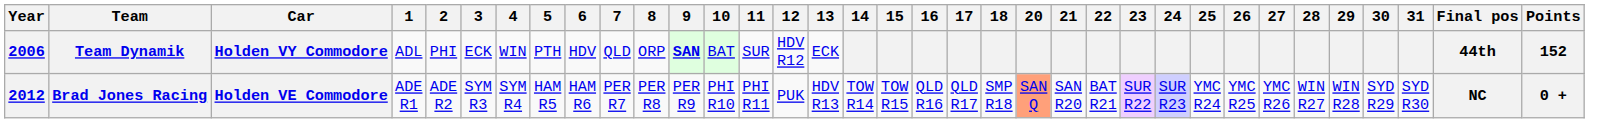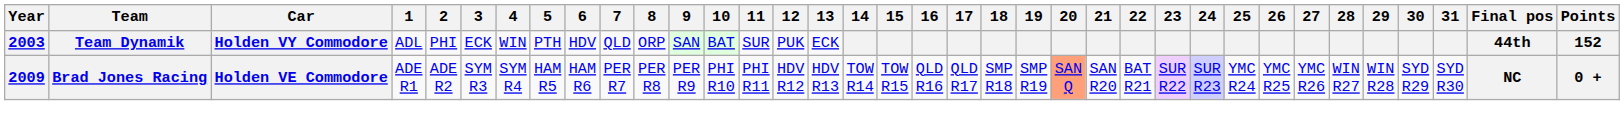+ column: (1034, 17)
(27, 52) 2006 -> (27, 43) 2003
(687, 52) bold -> (687, 43) normal
(791, 52) HDV R12 -> (791, 43) PUK
(27, 96) 2012 -> (27, 77) 2009
(791, 96) PUK -> (791, 77) HDV R12
